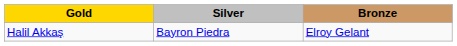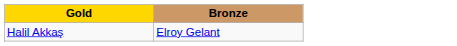- column: (228, 13)
